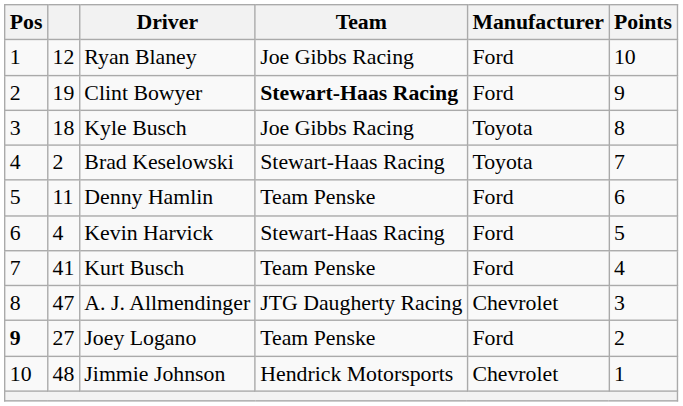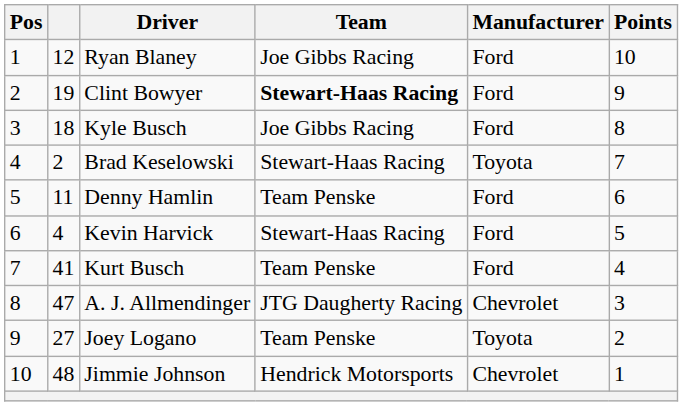(502, 127) Toyota -> (493, 127) Ford
(15, 337) bold -> (15, 337) normal
(493, 337) Ford -> (502, 337) Toyota
